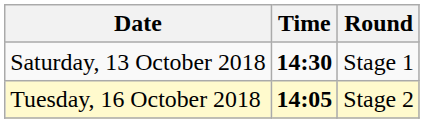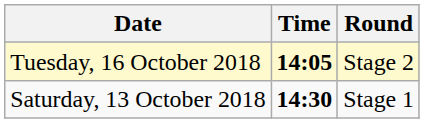rows swapped: (138, 61) <-> (136, 99)
